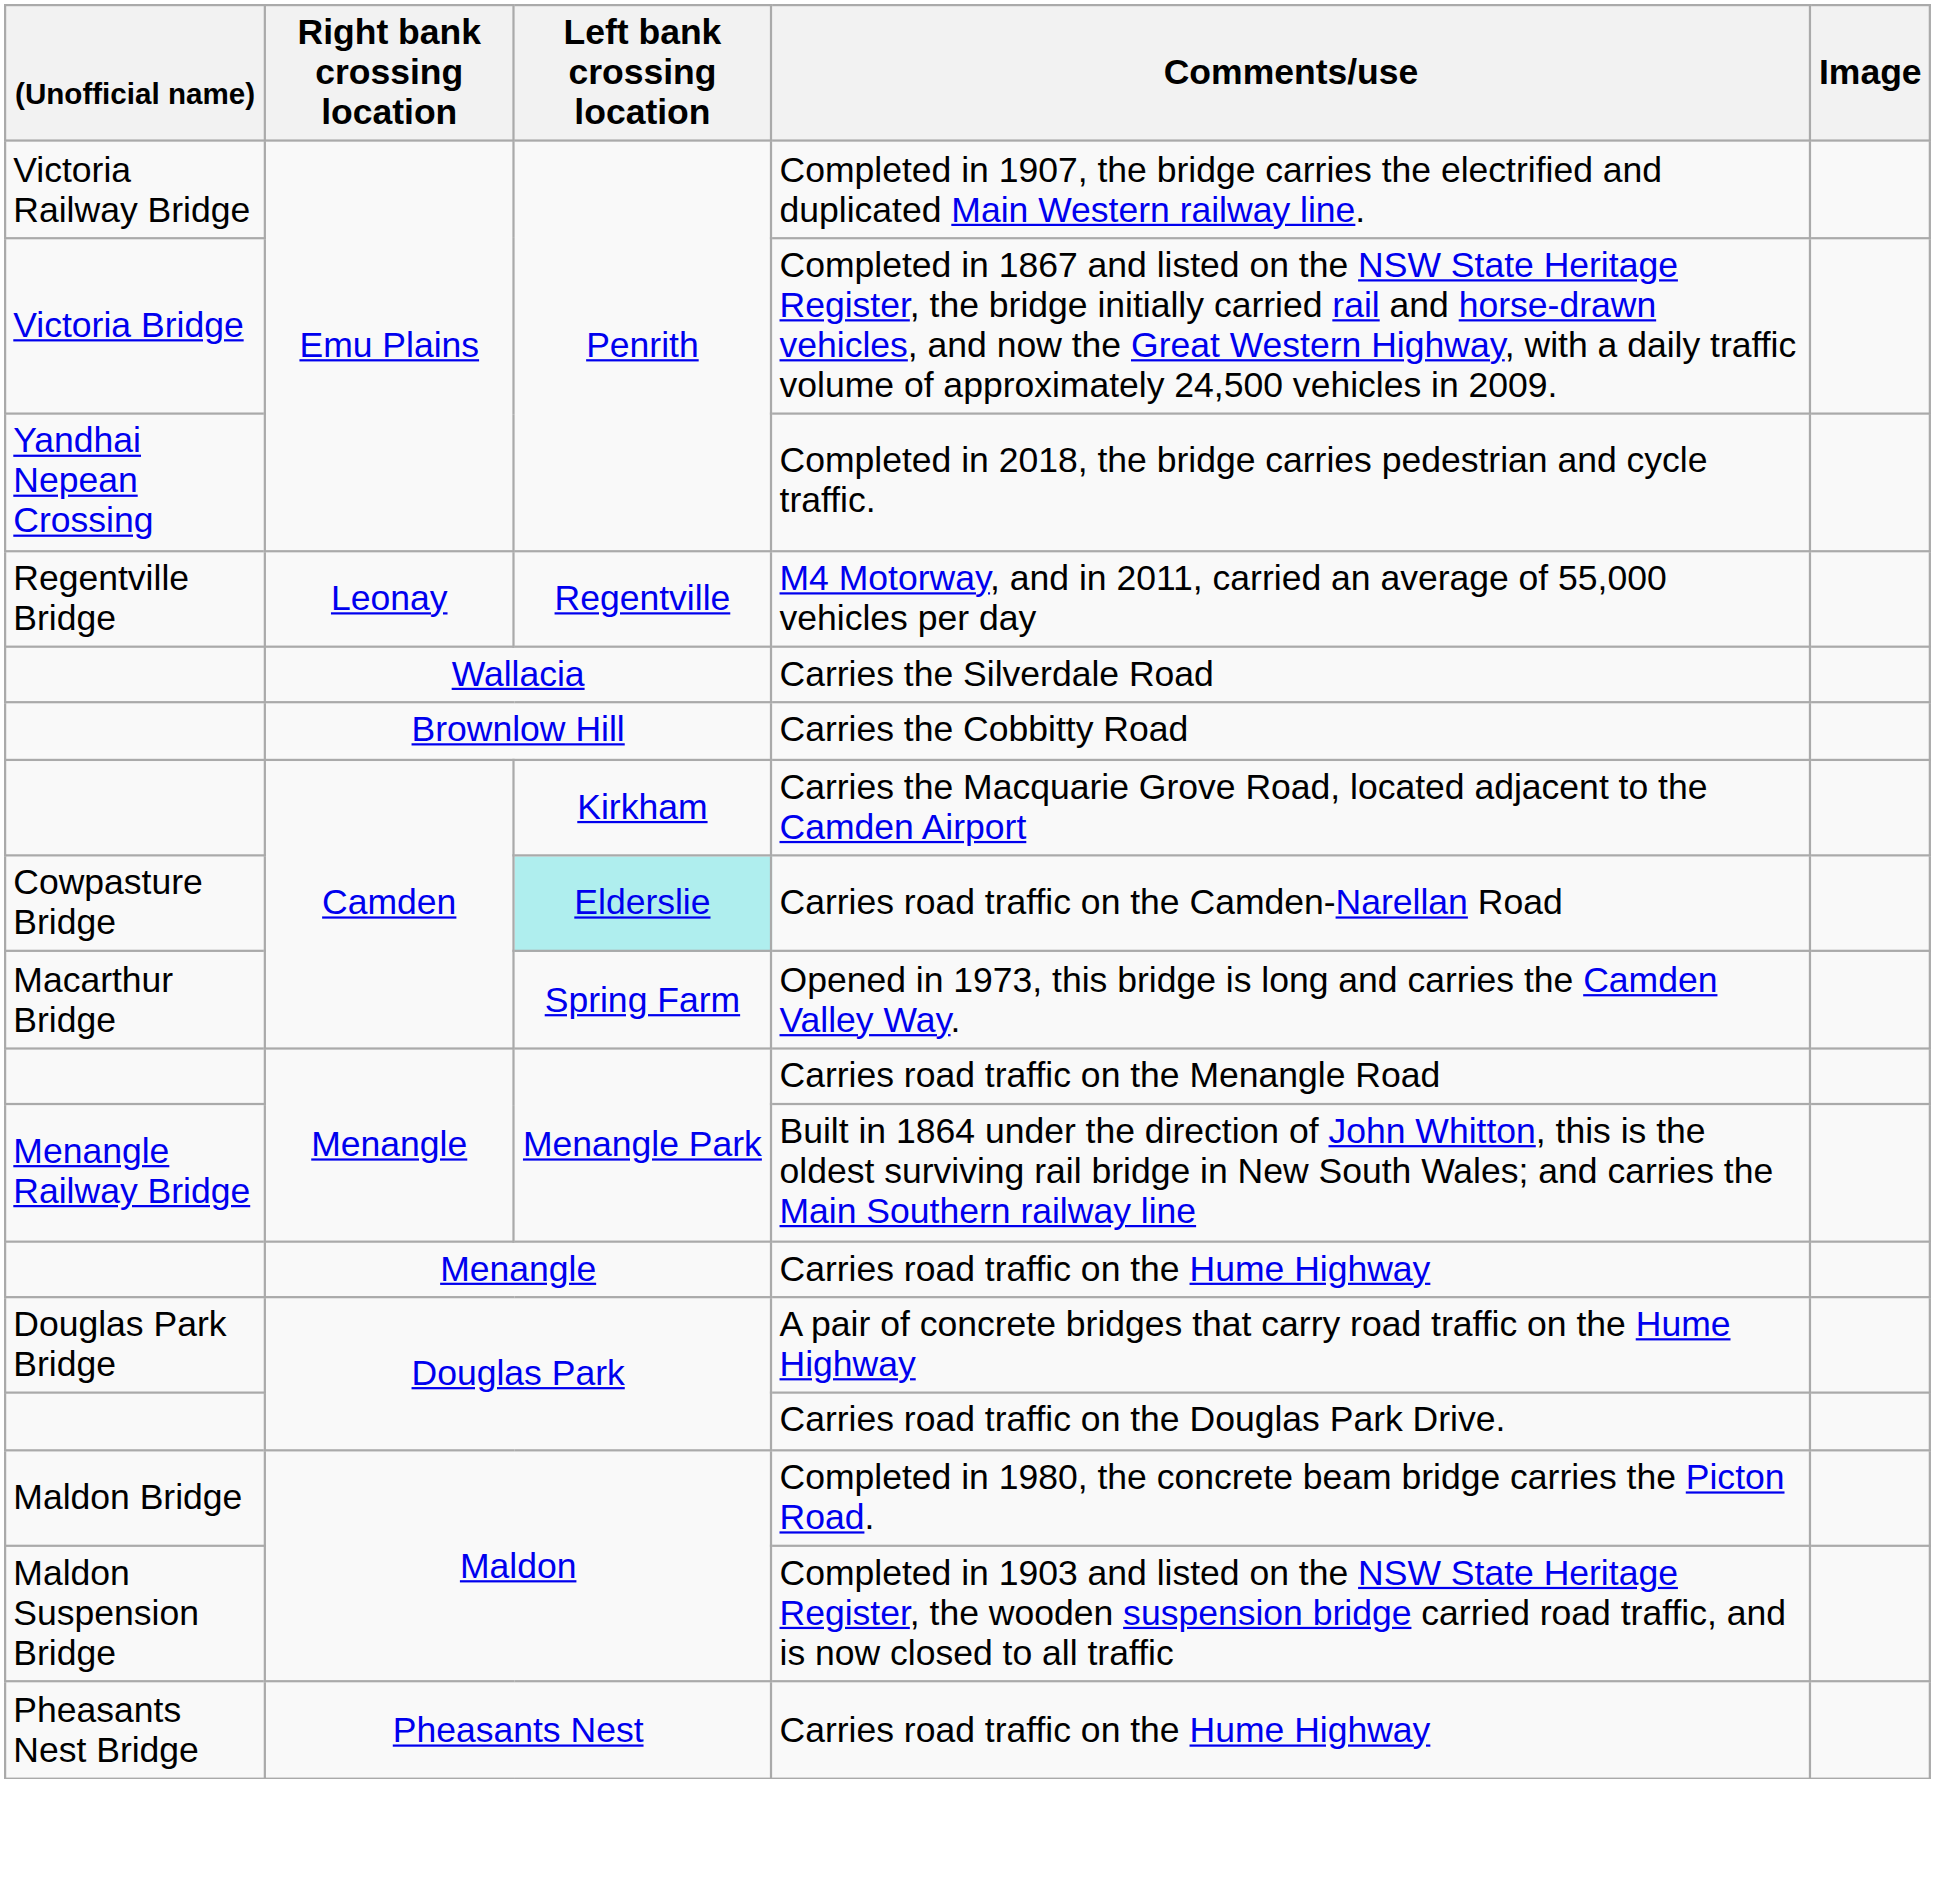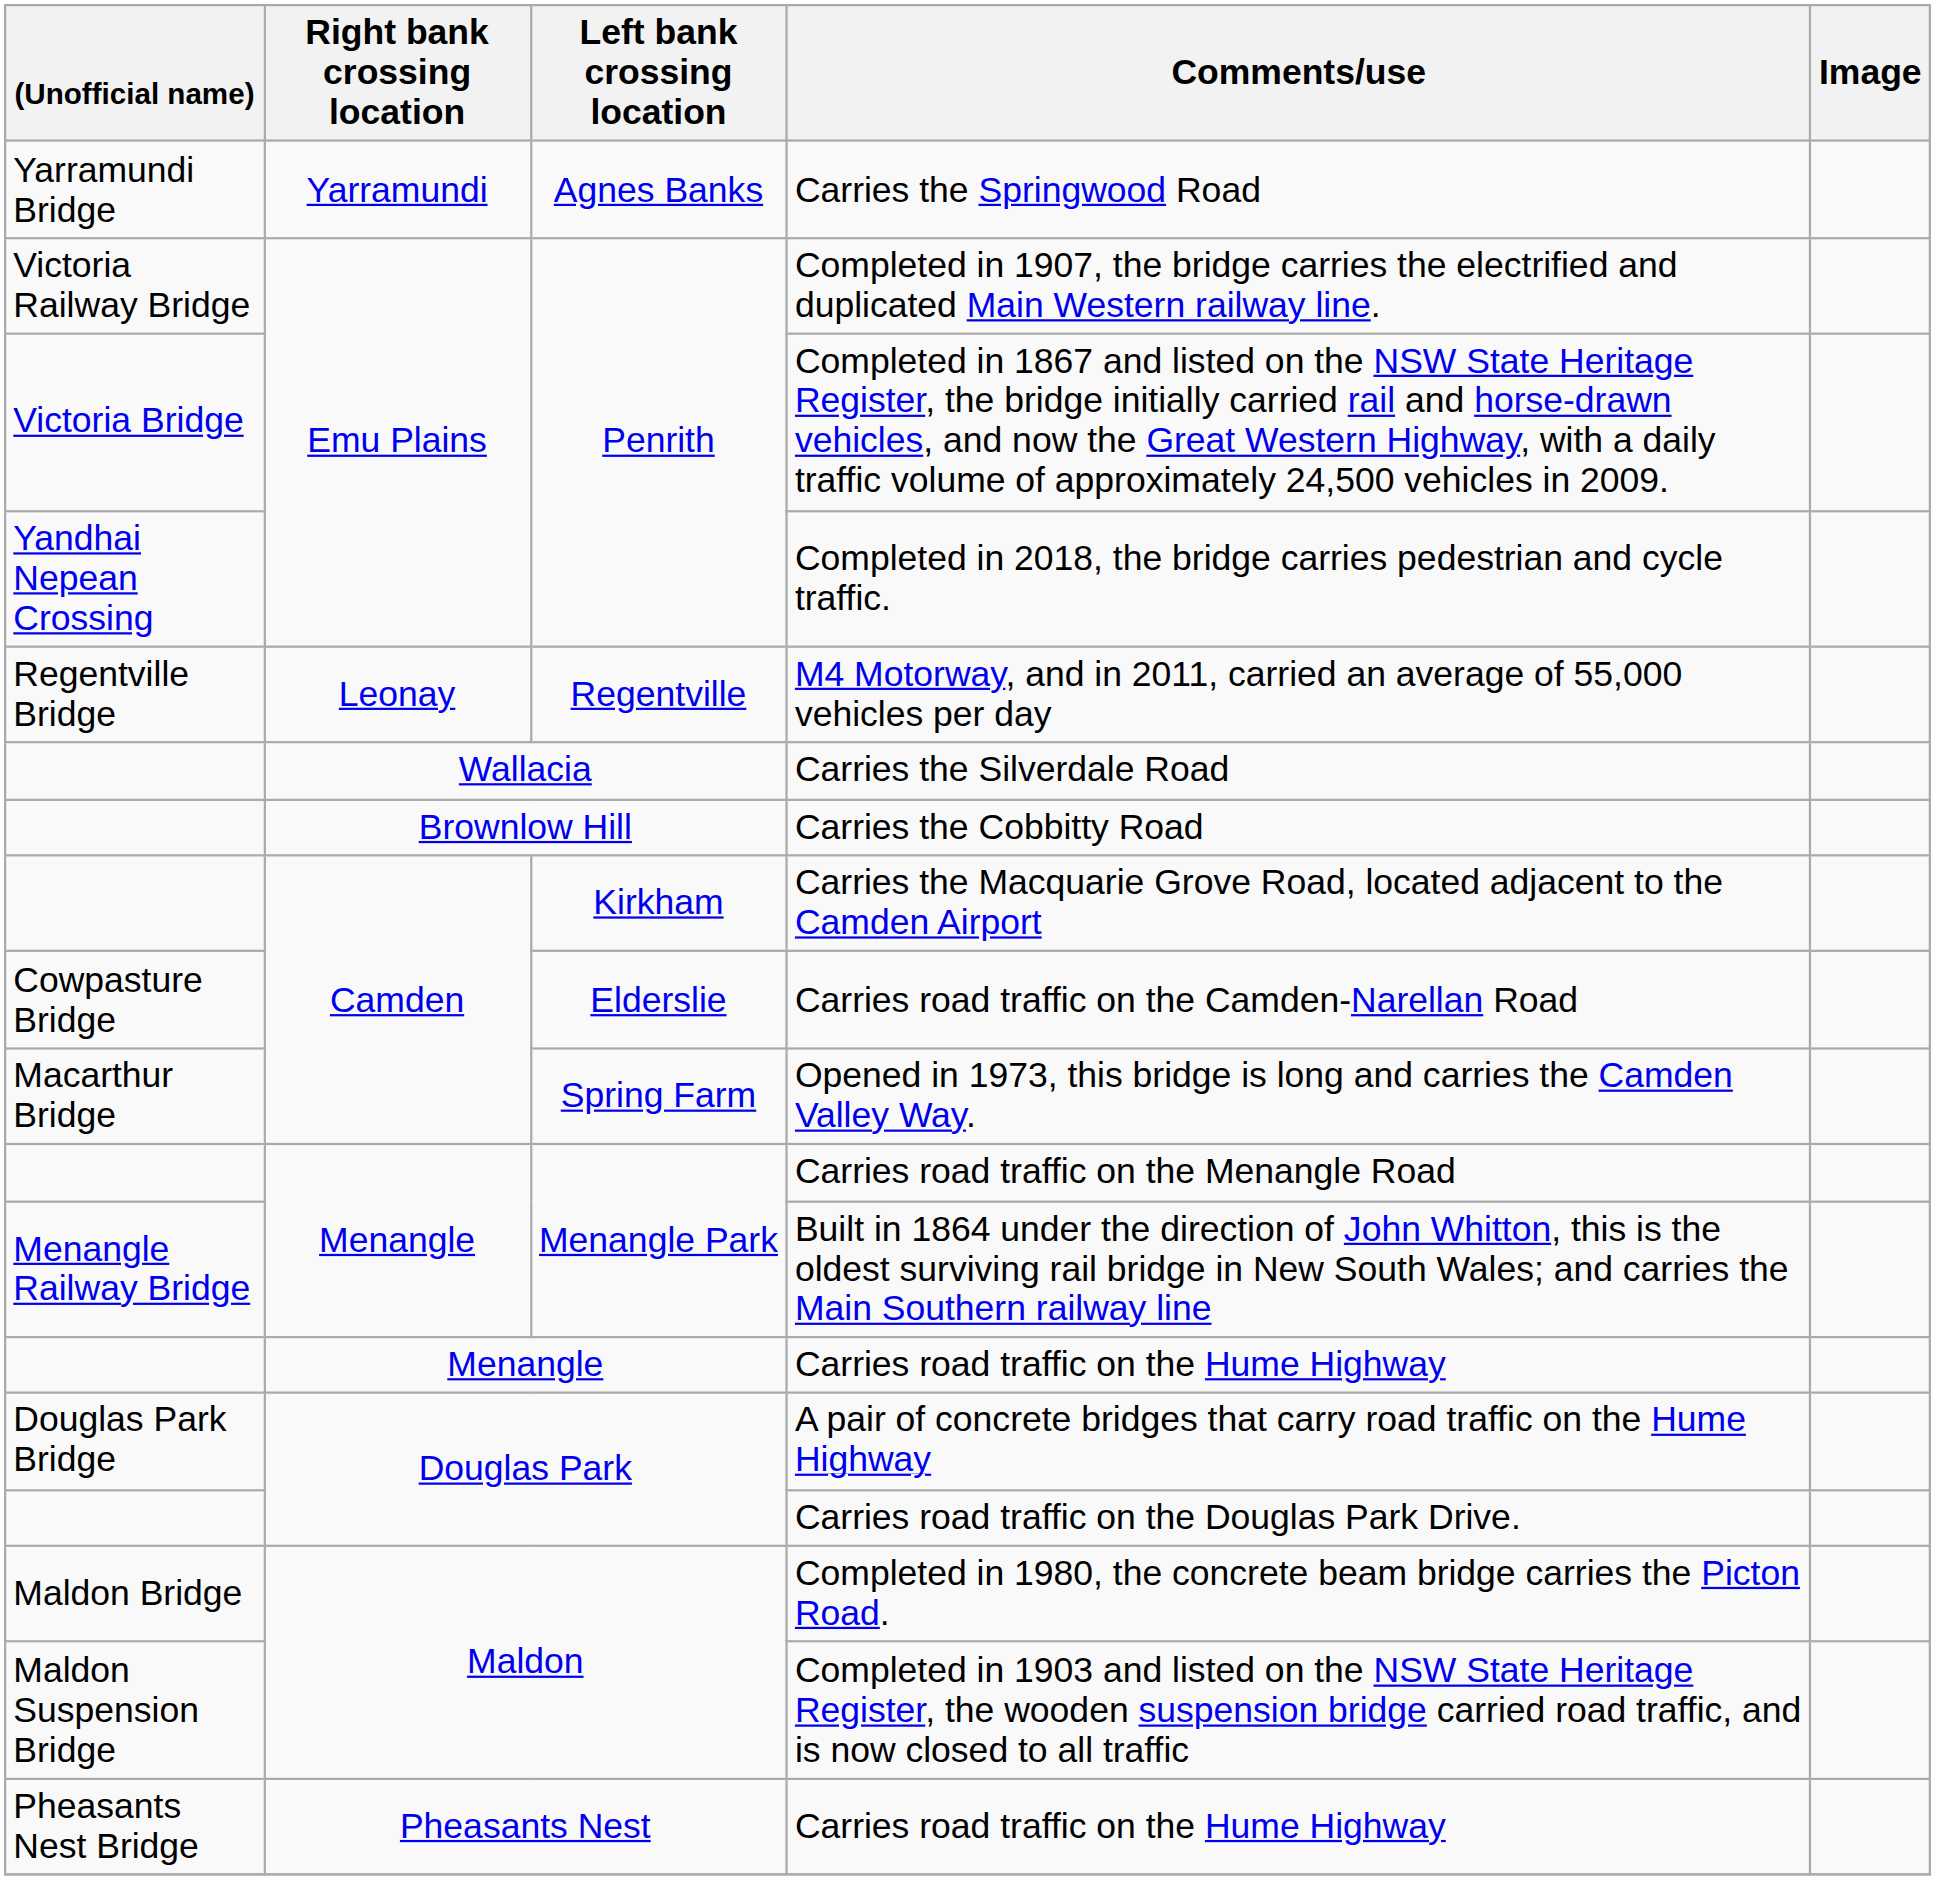+ row: (104, 188)
(642, 902) paleturquoise background -> (658, 999) no background
